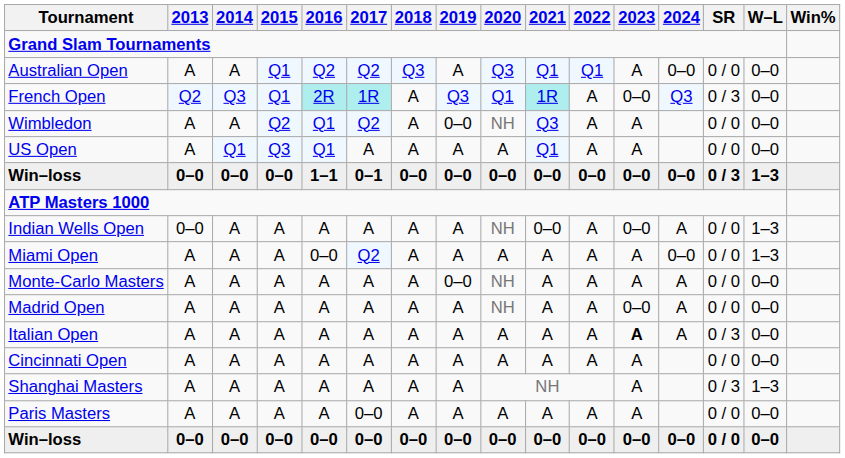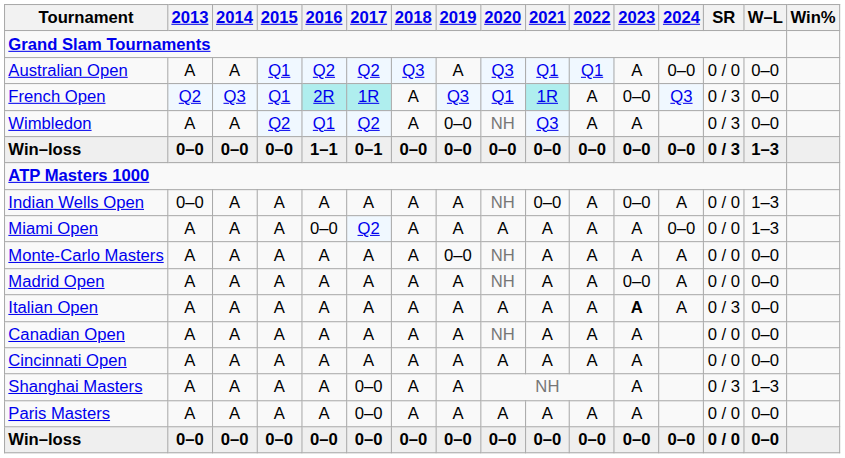(724, 123) 0 / 0 -> (724, 123) 0 / 3
- row: (43, 149)
+ row: (67, 334)
(369, 387) A -> (369, 387) 0–0
